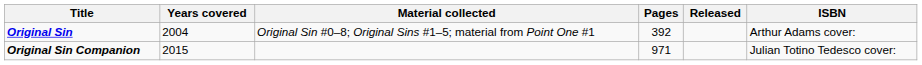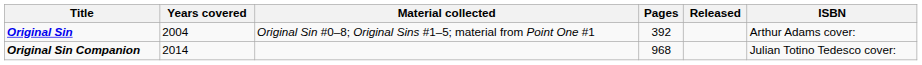(175, 50) 2015 -> (175, 50) 2014
(661, 50) 971 -> (661, 50) 968
